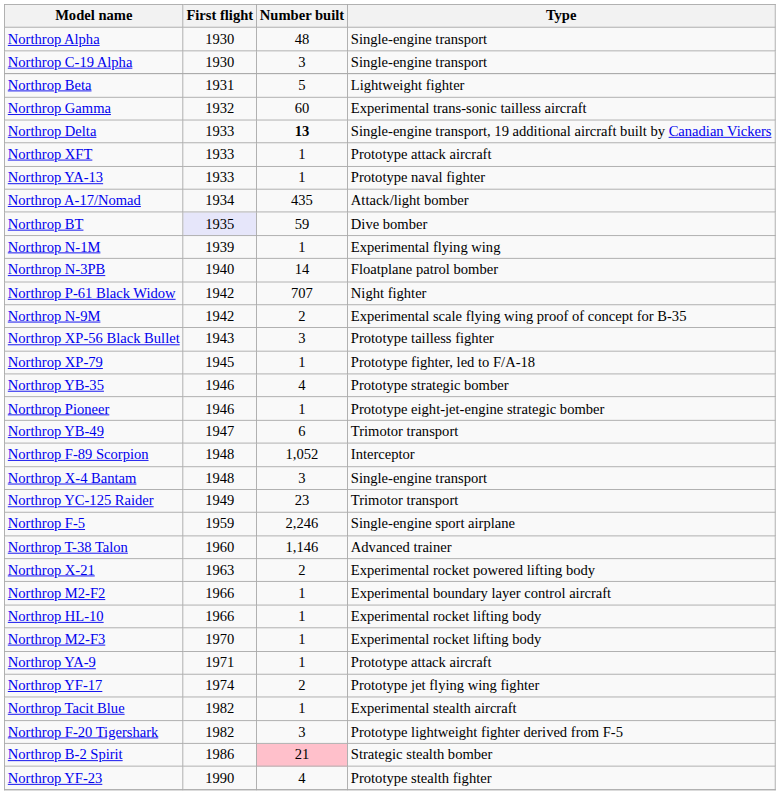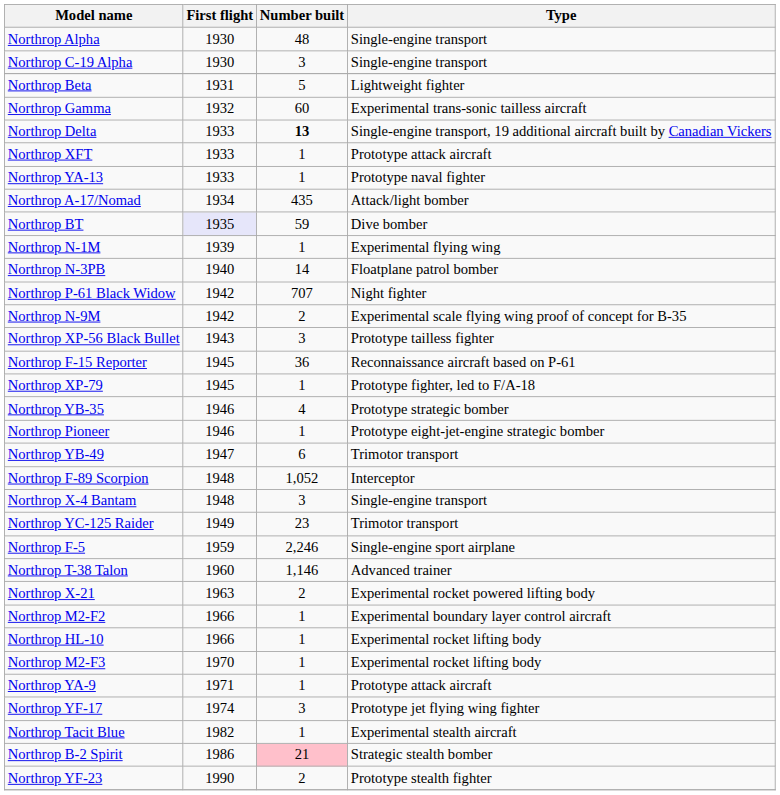+ row: (77, 362)
(302, 685) 2 -> (302, 708) 3
- row: (83, 731)
(302, 778) 4 -> (302, 778) 2
